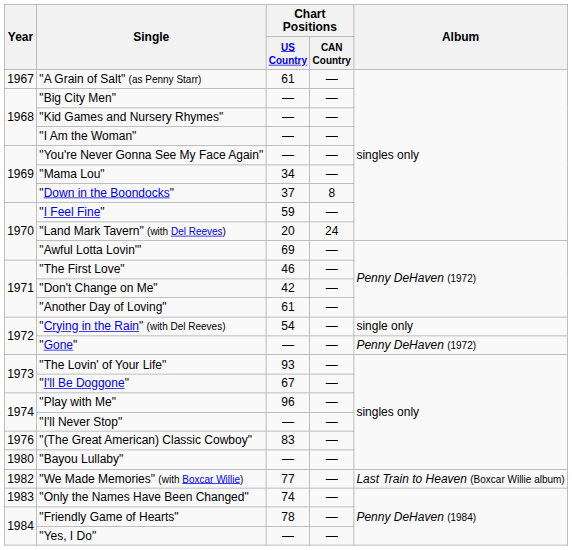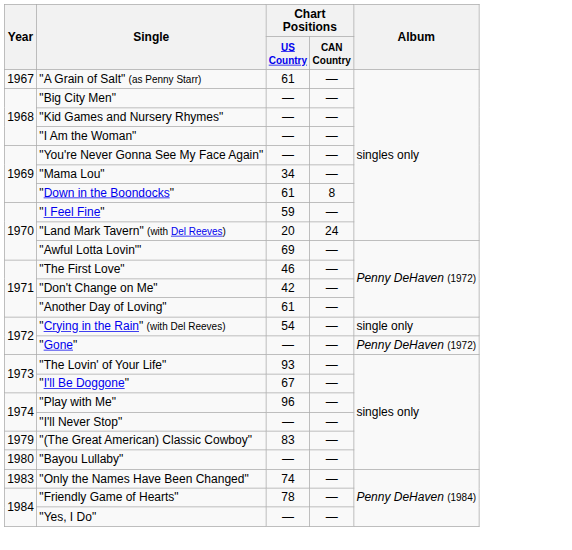(288, 193) 37 -> (288, 193) 61
(20, 440) 1976 -> (20, 440) 1979
- row: (141, 478)
